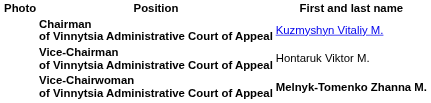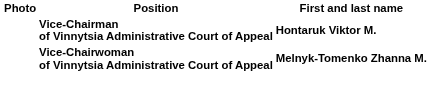- row: (156, 30)
(323, 59) normal -> (326, 30) bold
